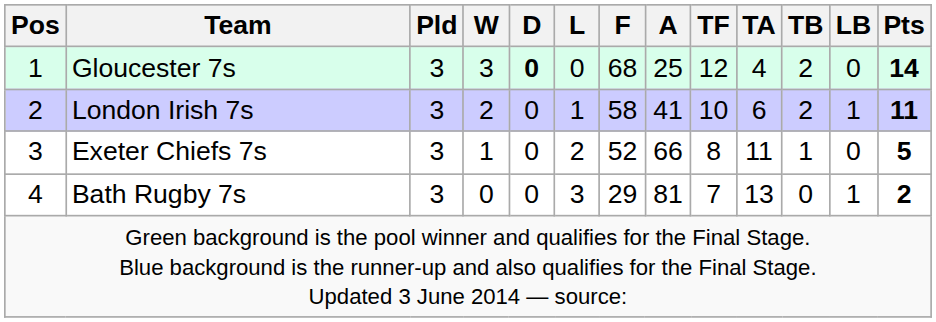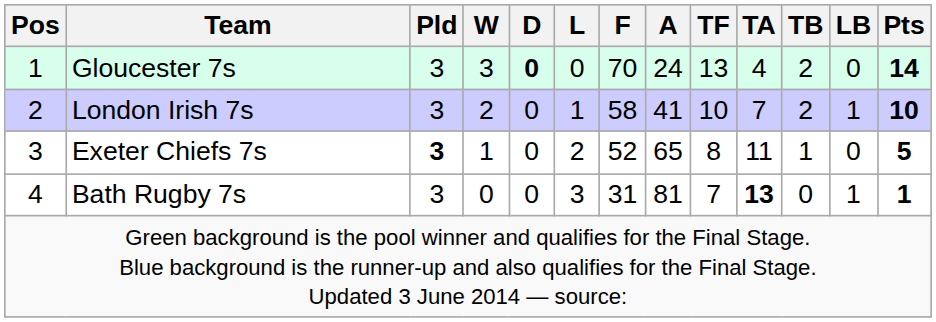(623, 67) 68 -> (623, 67) 70
(668, 67) 25 -> (668, 67) 24
(714, 67) 12 -> (714, 67) 13
(759, 109) 6 -> (759, 109) 7
(904, 109) 11 -> (904, 109) 10
(437, 151) normal -> (437, 151) bold
(668, 151) 66 -> (668, 151) 65
(623, 194) 29 -> (623, 194) 31
(759, 194) normal -> (759, 194) bold
(904, 194) 2 -> (904, 194) 1
